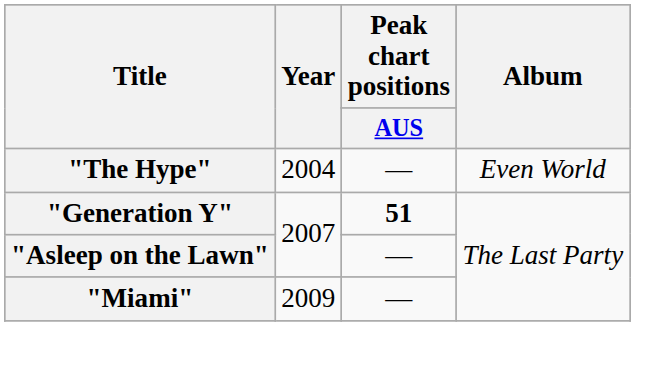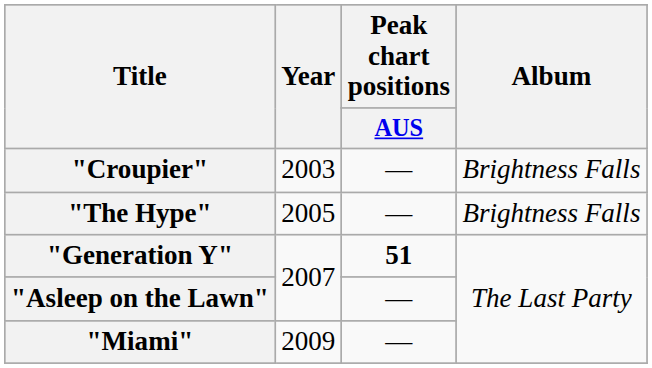+ row: (140, 169)
(308, 169) 2004 -> (308, 212) 2005
(543, 169) Even World -> (551, 212) Brightness Falls
